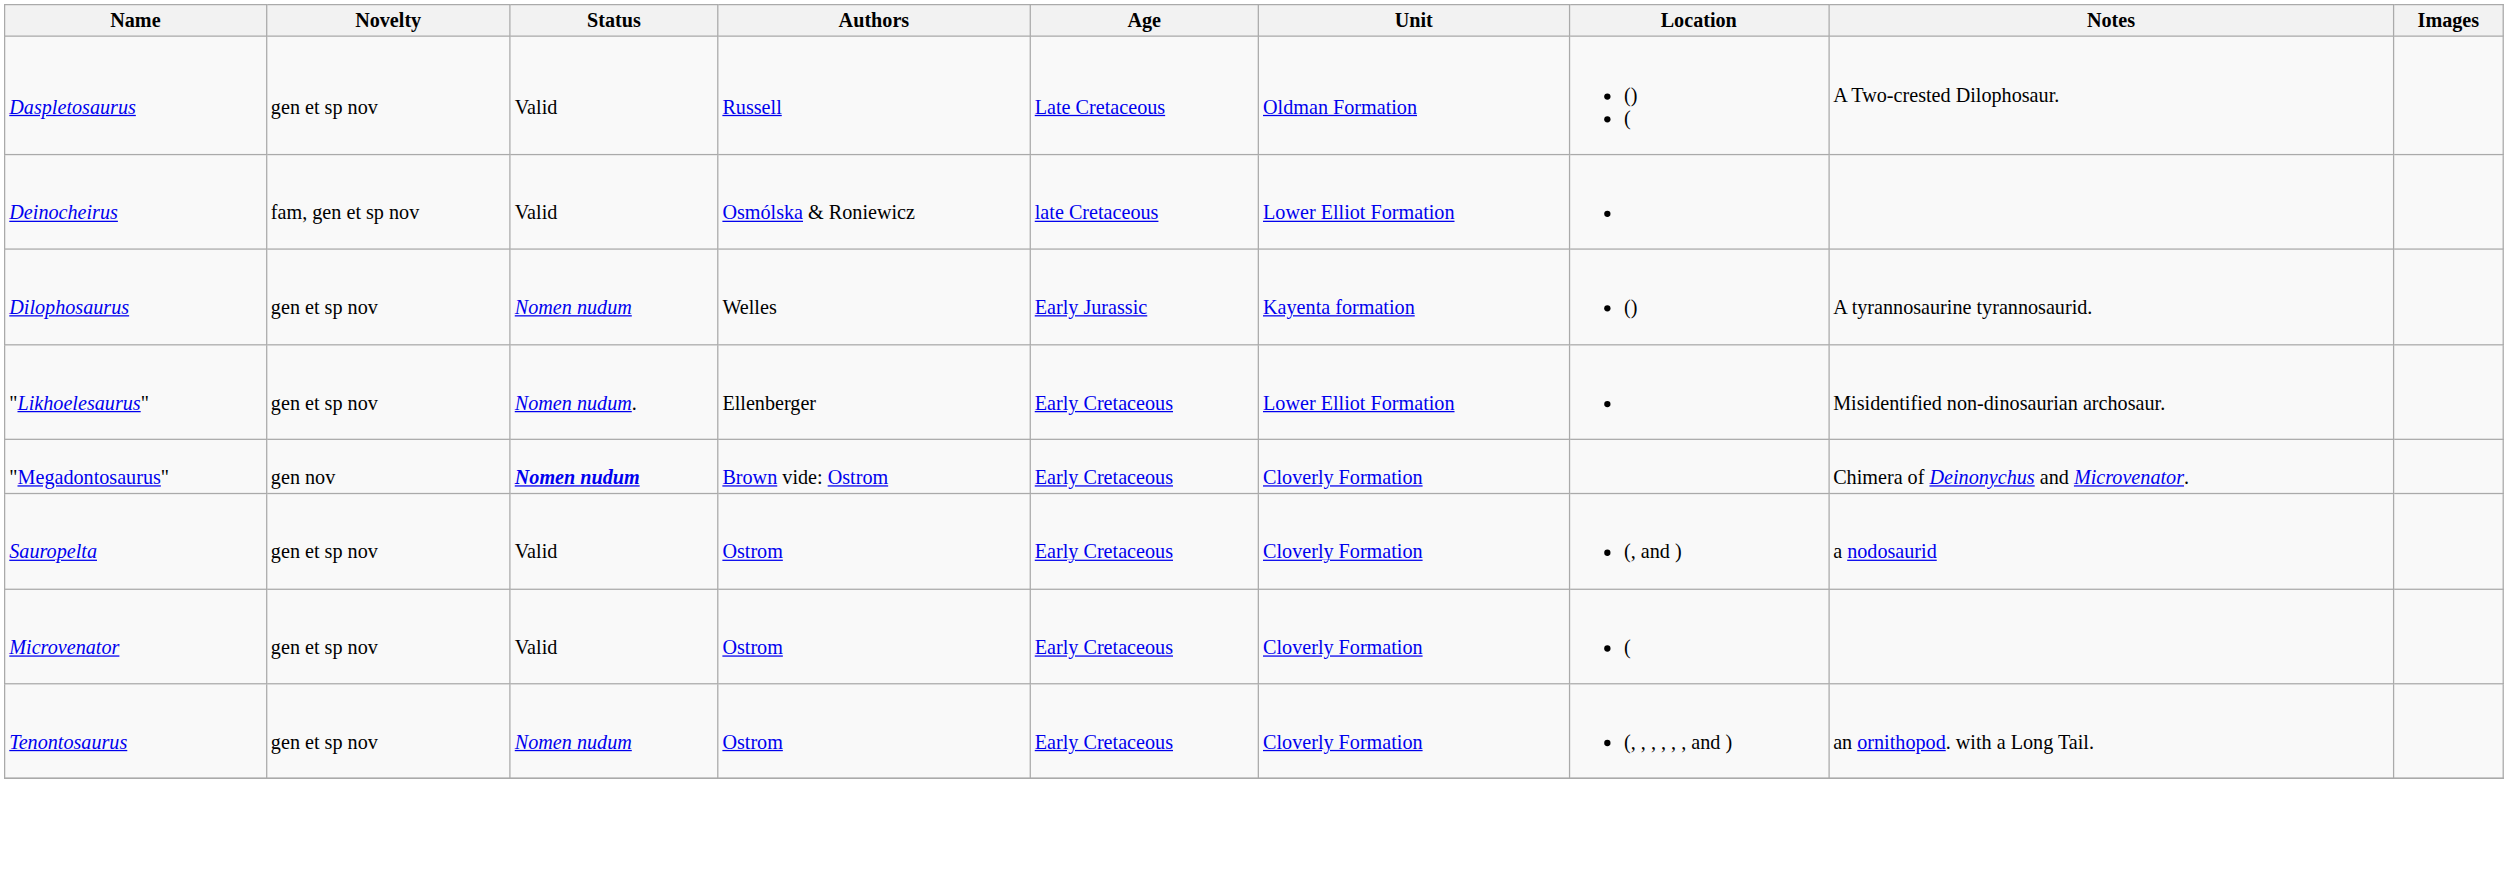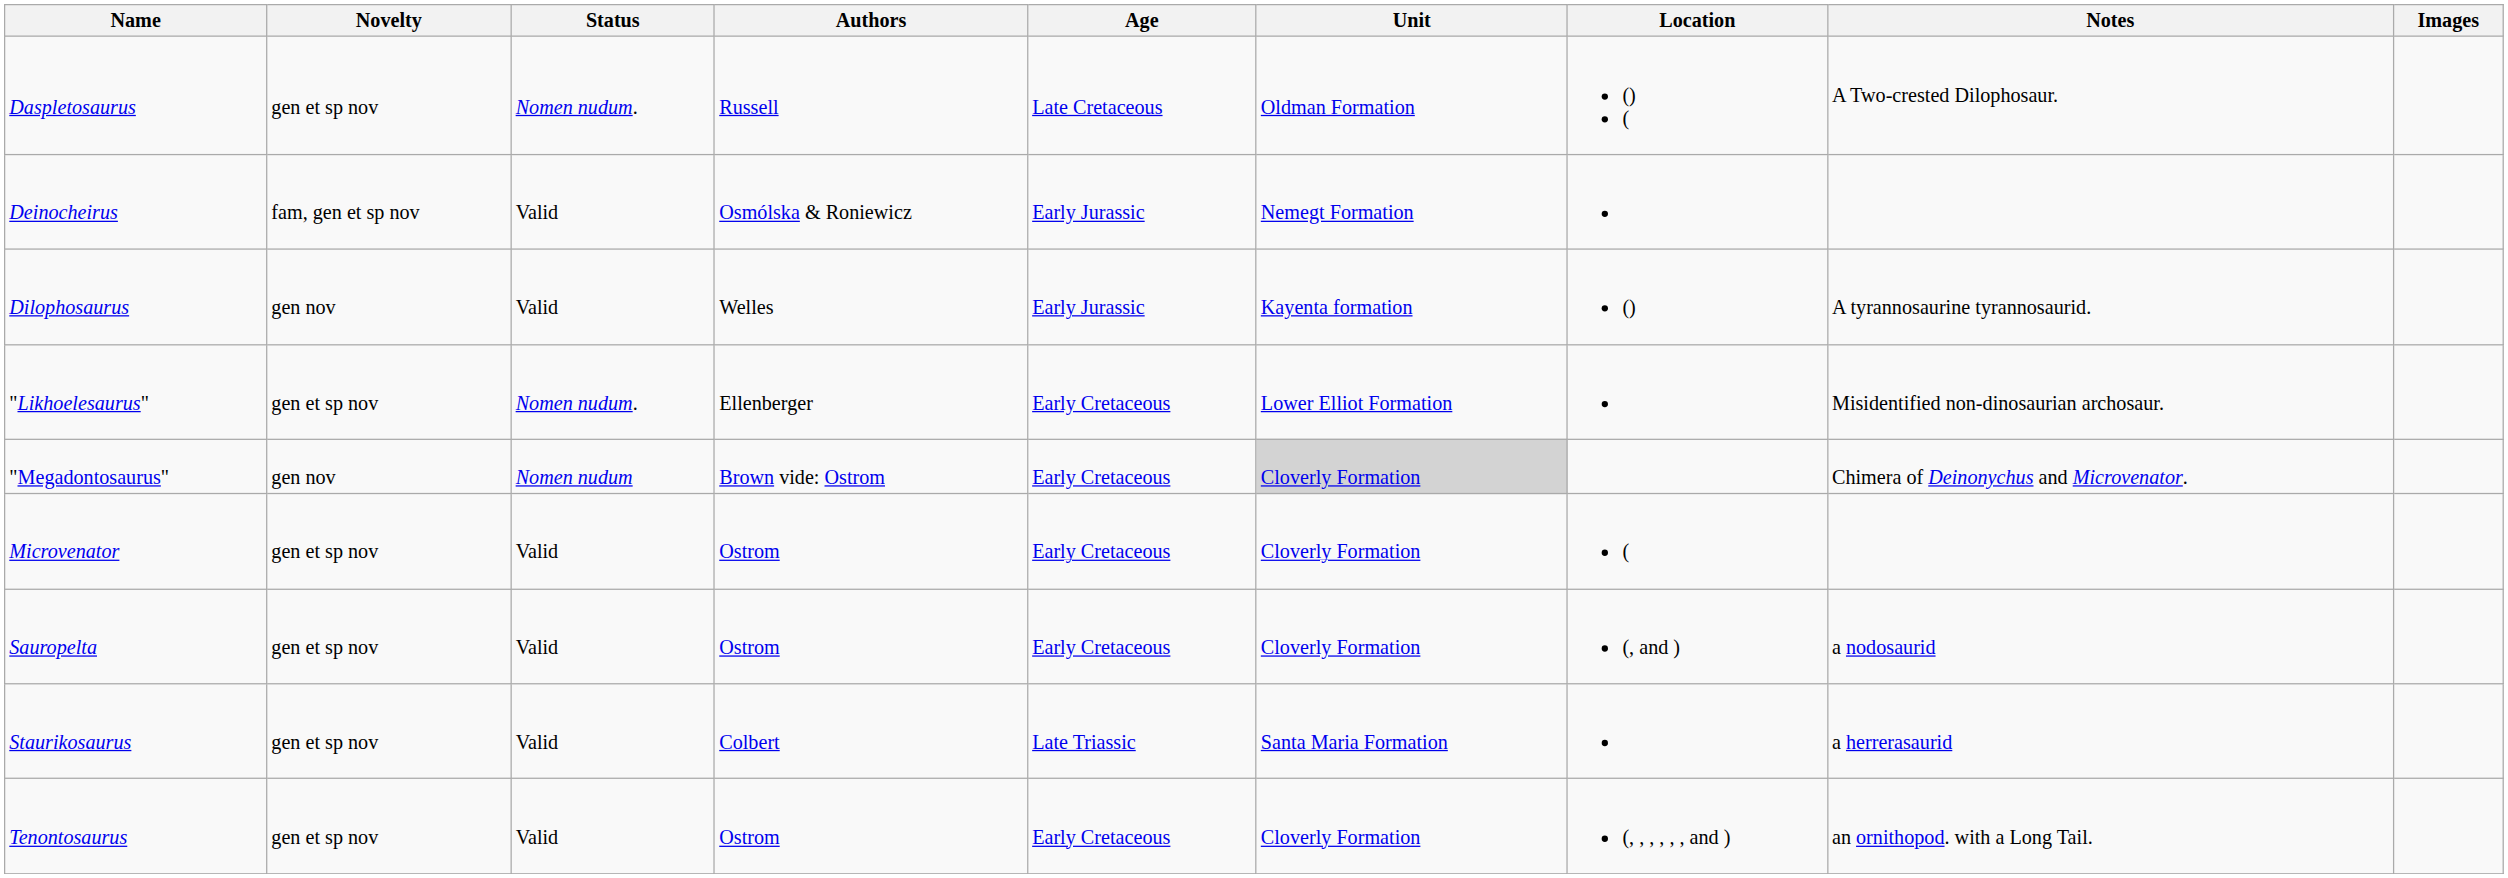(536, 106) Valid -> (577, 106) Nomen nudum.
(1097, 212) late Cretaceous -> (1088, 212) Early Jurassic
(1359, 212) Lower Elliot Formation -> (1337, 212) Nemegt Formation
(324, 307) gen et sp nov -> (304, 307) gen nov
(573, 307) Nomen nudum -> (537, 307) Valid
(577, 477) bold -> (574, 477) normal
(1343, 477) no background -> (1341, 477) lightgrey background
rows swapped: (64, 647) <-> (53, 552)
+ row: (70, 742)
(573, 742) Nomen nudum -> (537, 837) Valid
